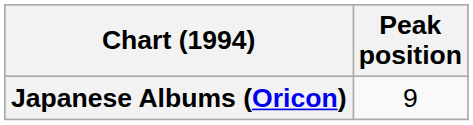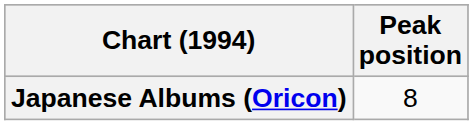(410, 97) 9 -> (410, 97) 8
